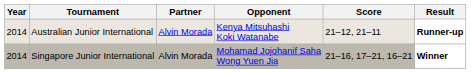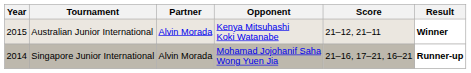(17, 32) 2014 -> (17, 32) 2015
(440, 32) Runner-up -> (432, 32) Winner
(432, 56) Winner -> (440, 56) Runner-up
